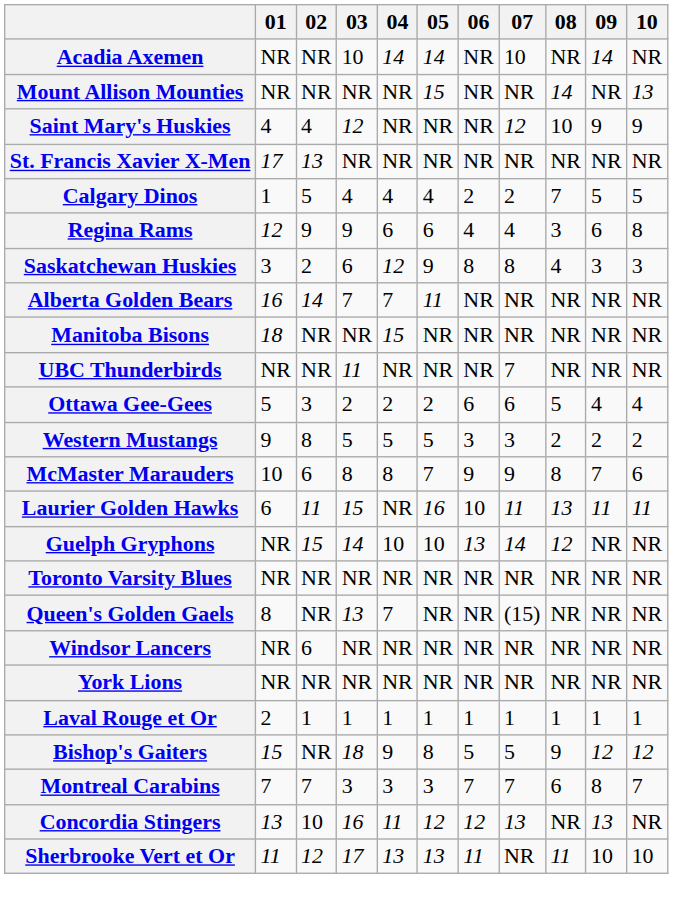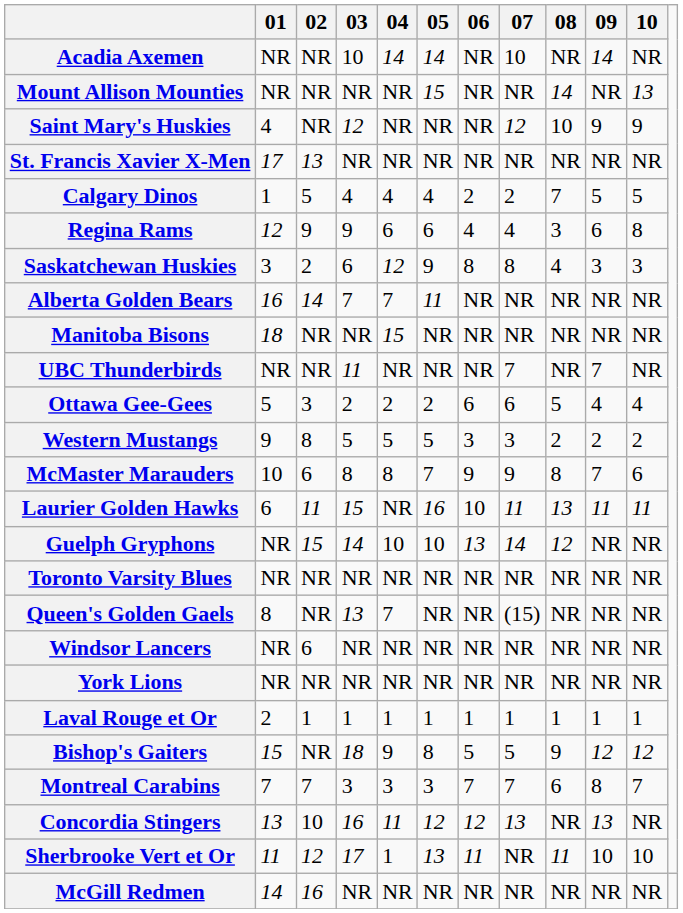(307, 126) 4 -> (316, 126) NR
(606, 369) NR -> (597, 369) 7
(393, 856) 13 -> (388, 856) 1
+ row: (130, 890)
